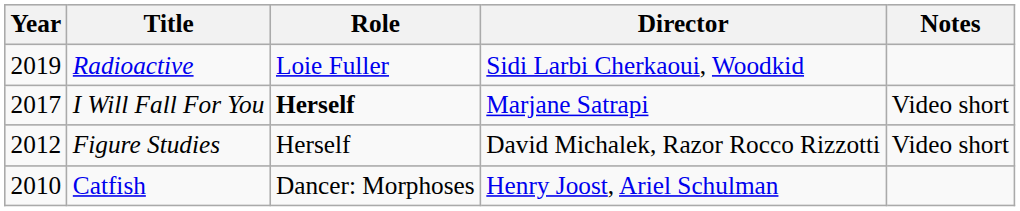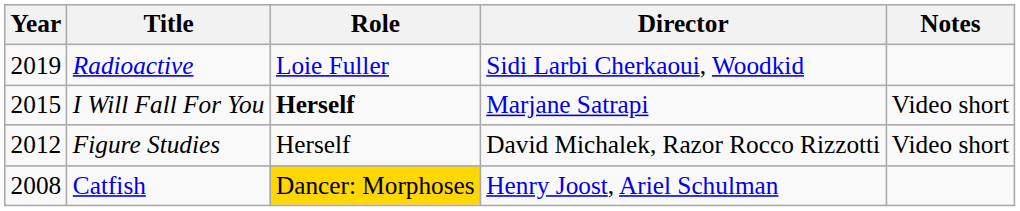(36, 104) 2017 -> (36, 104) 2015
(36, 184) 2010 -> (36, 184) 2008
(375, 184) no background -> (375, 184) gold background
